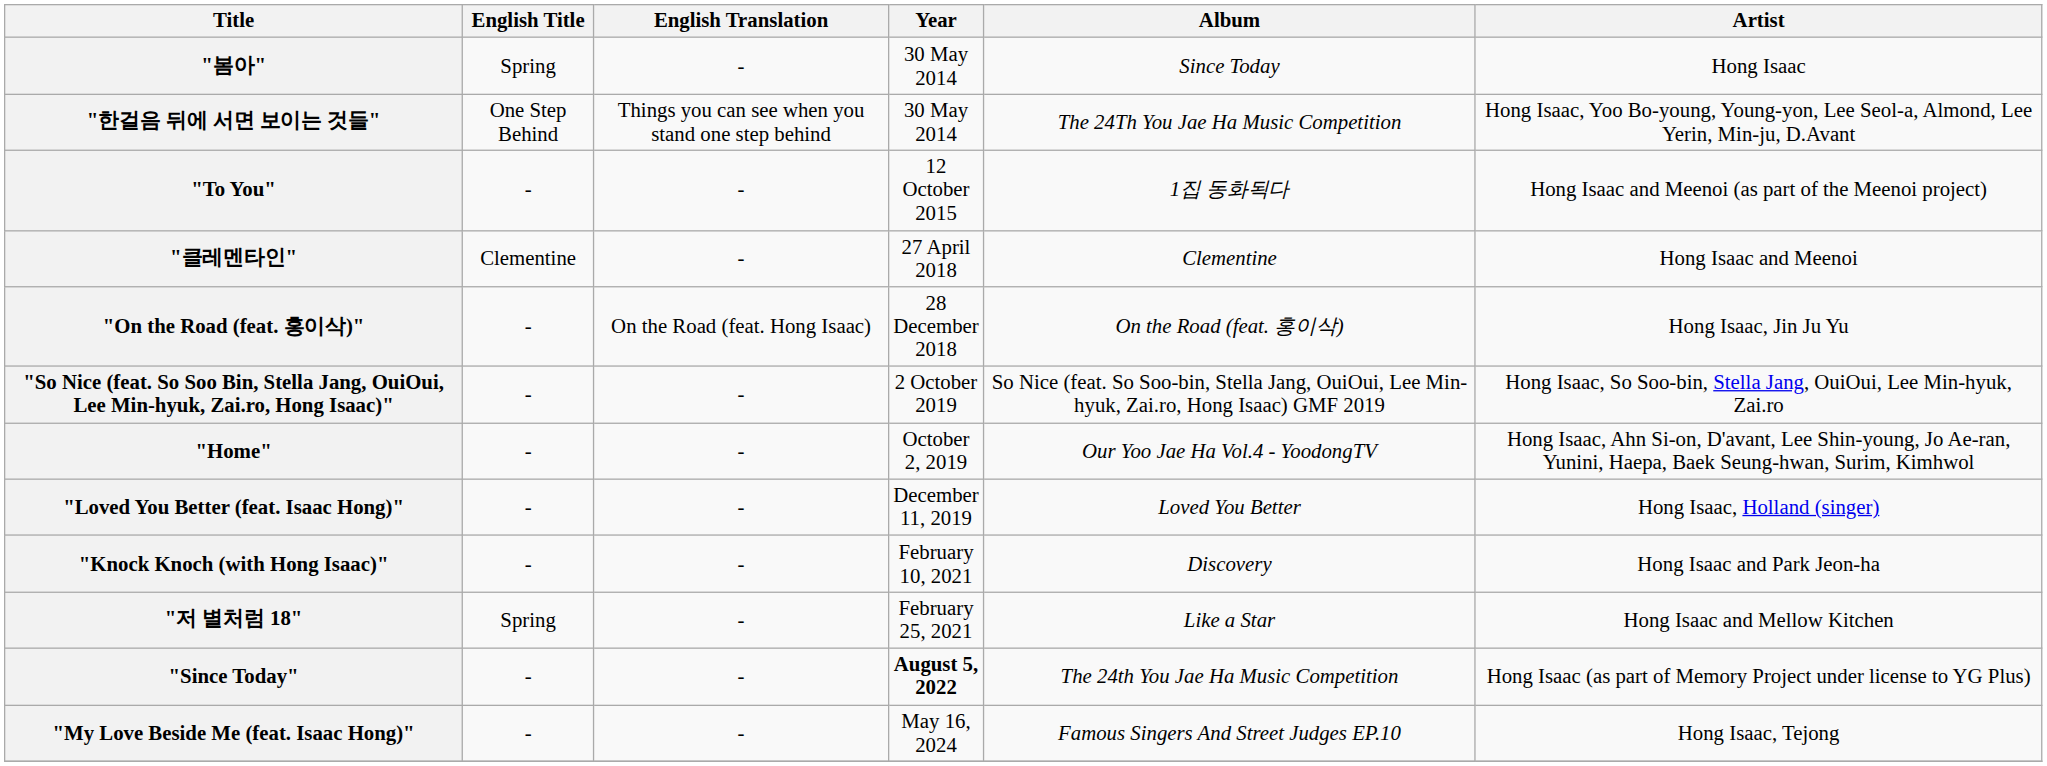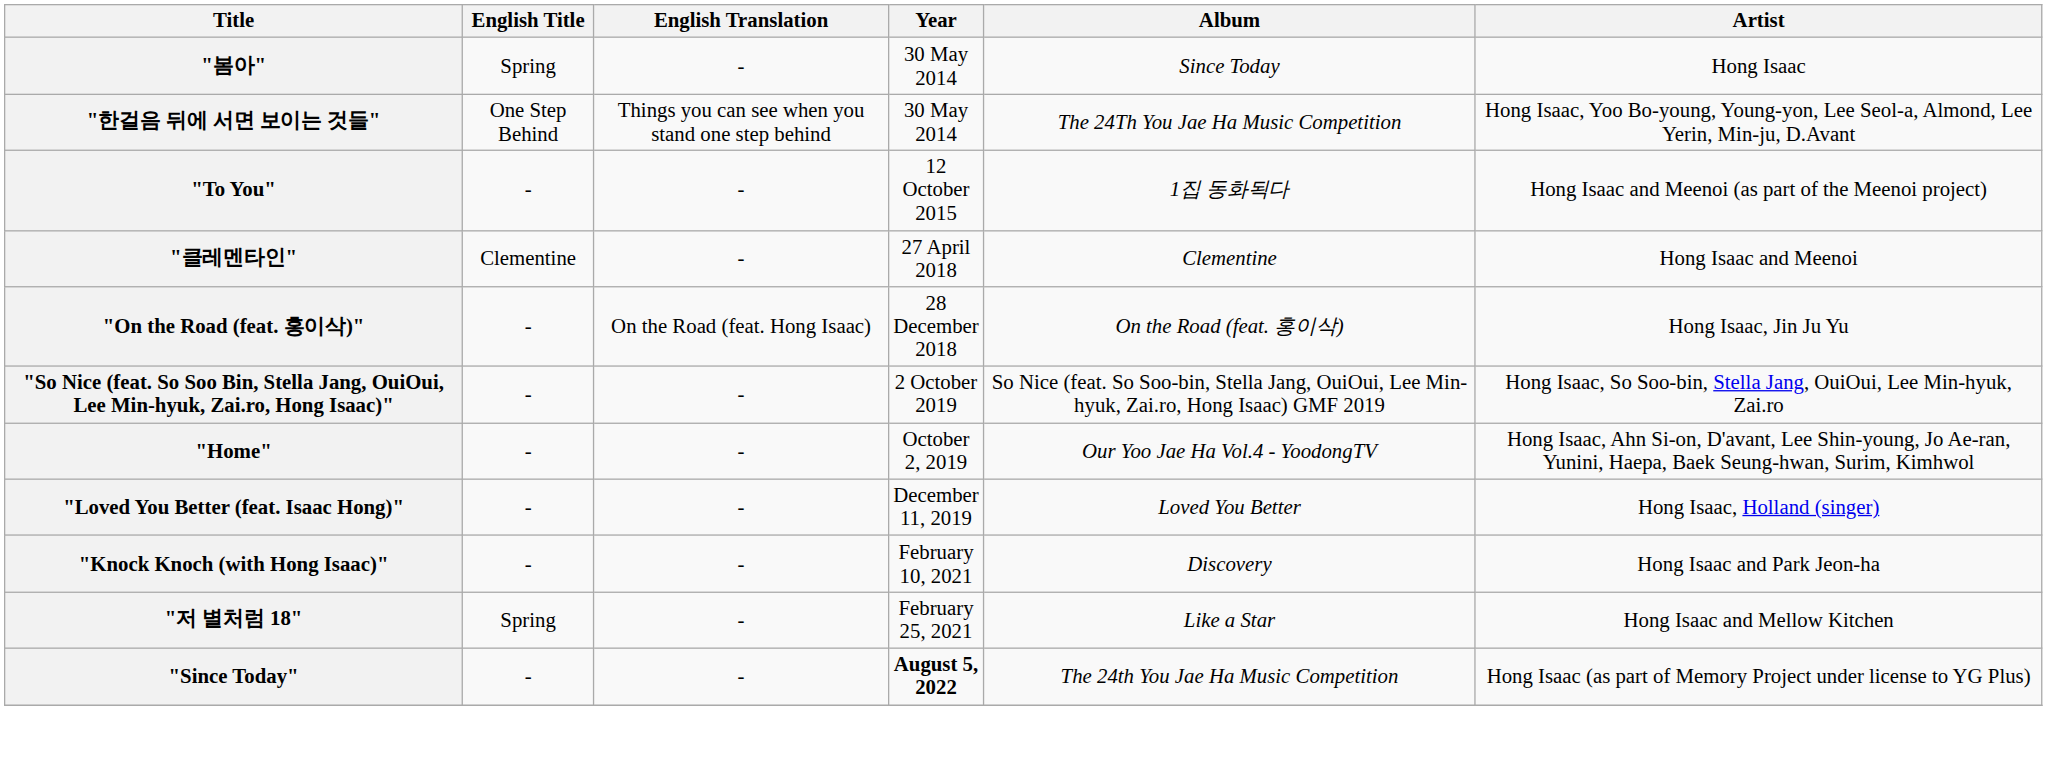- row: (234, 732)
